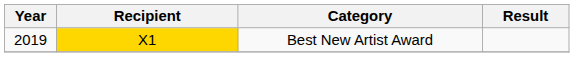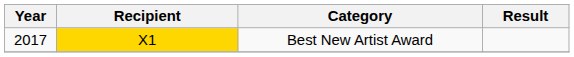(30, 39) 2019 -> (30, 39) 2017
